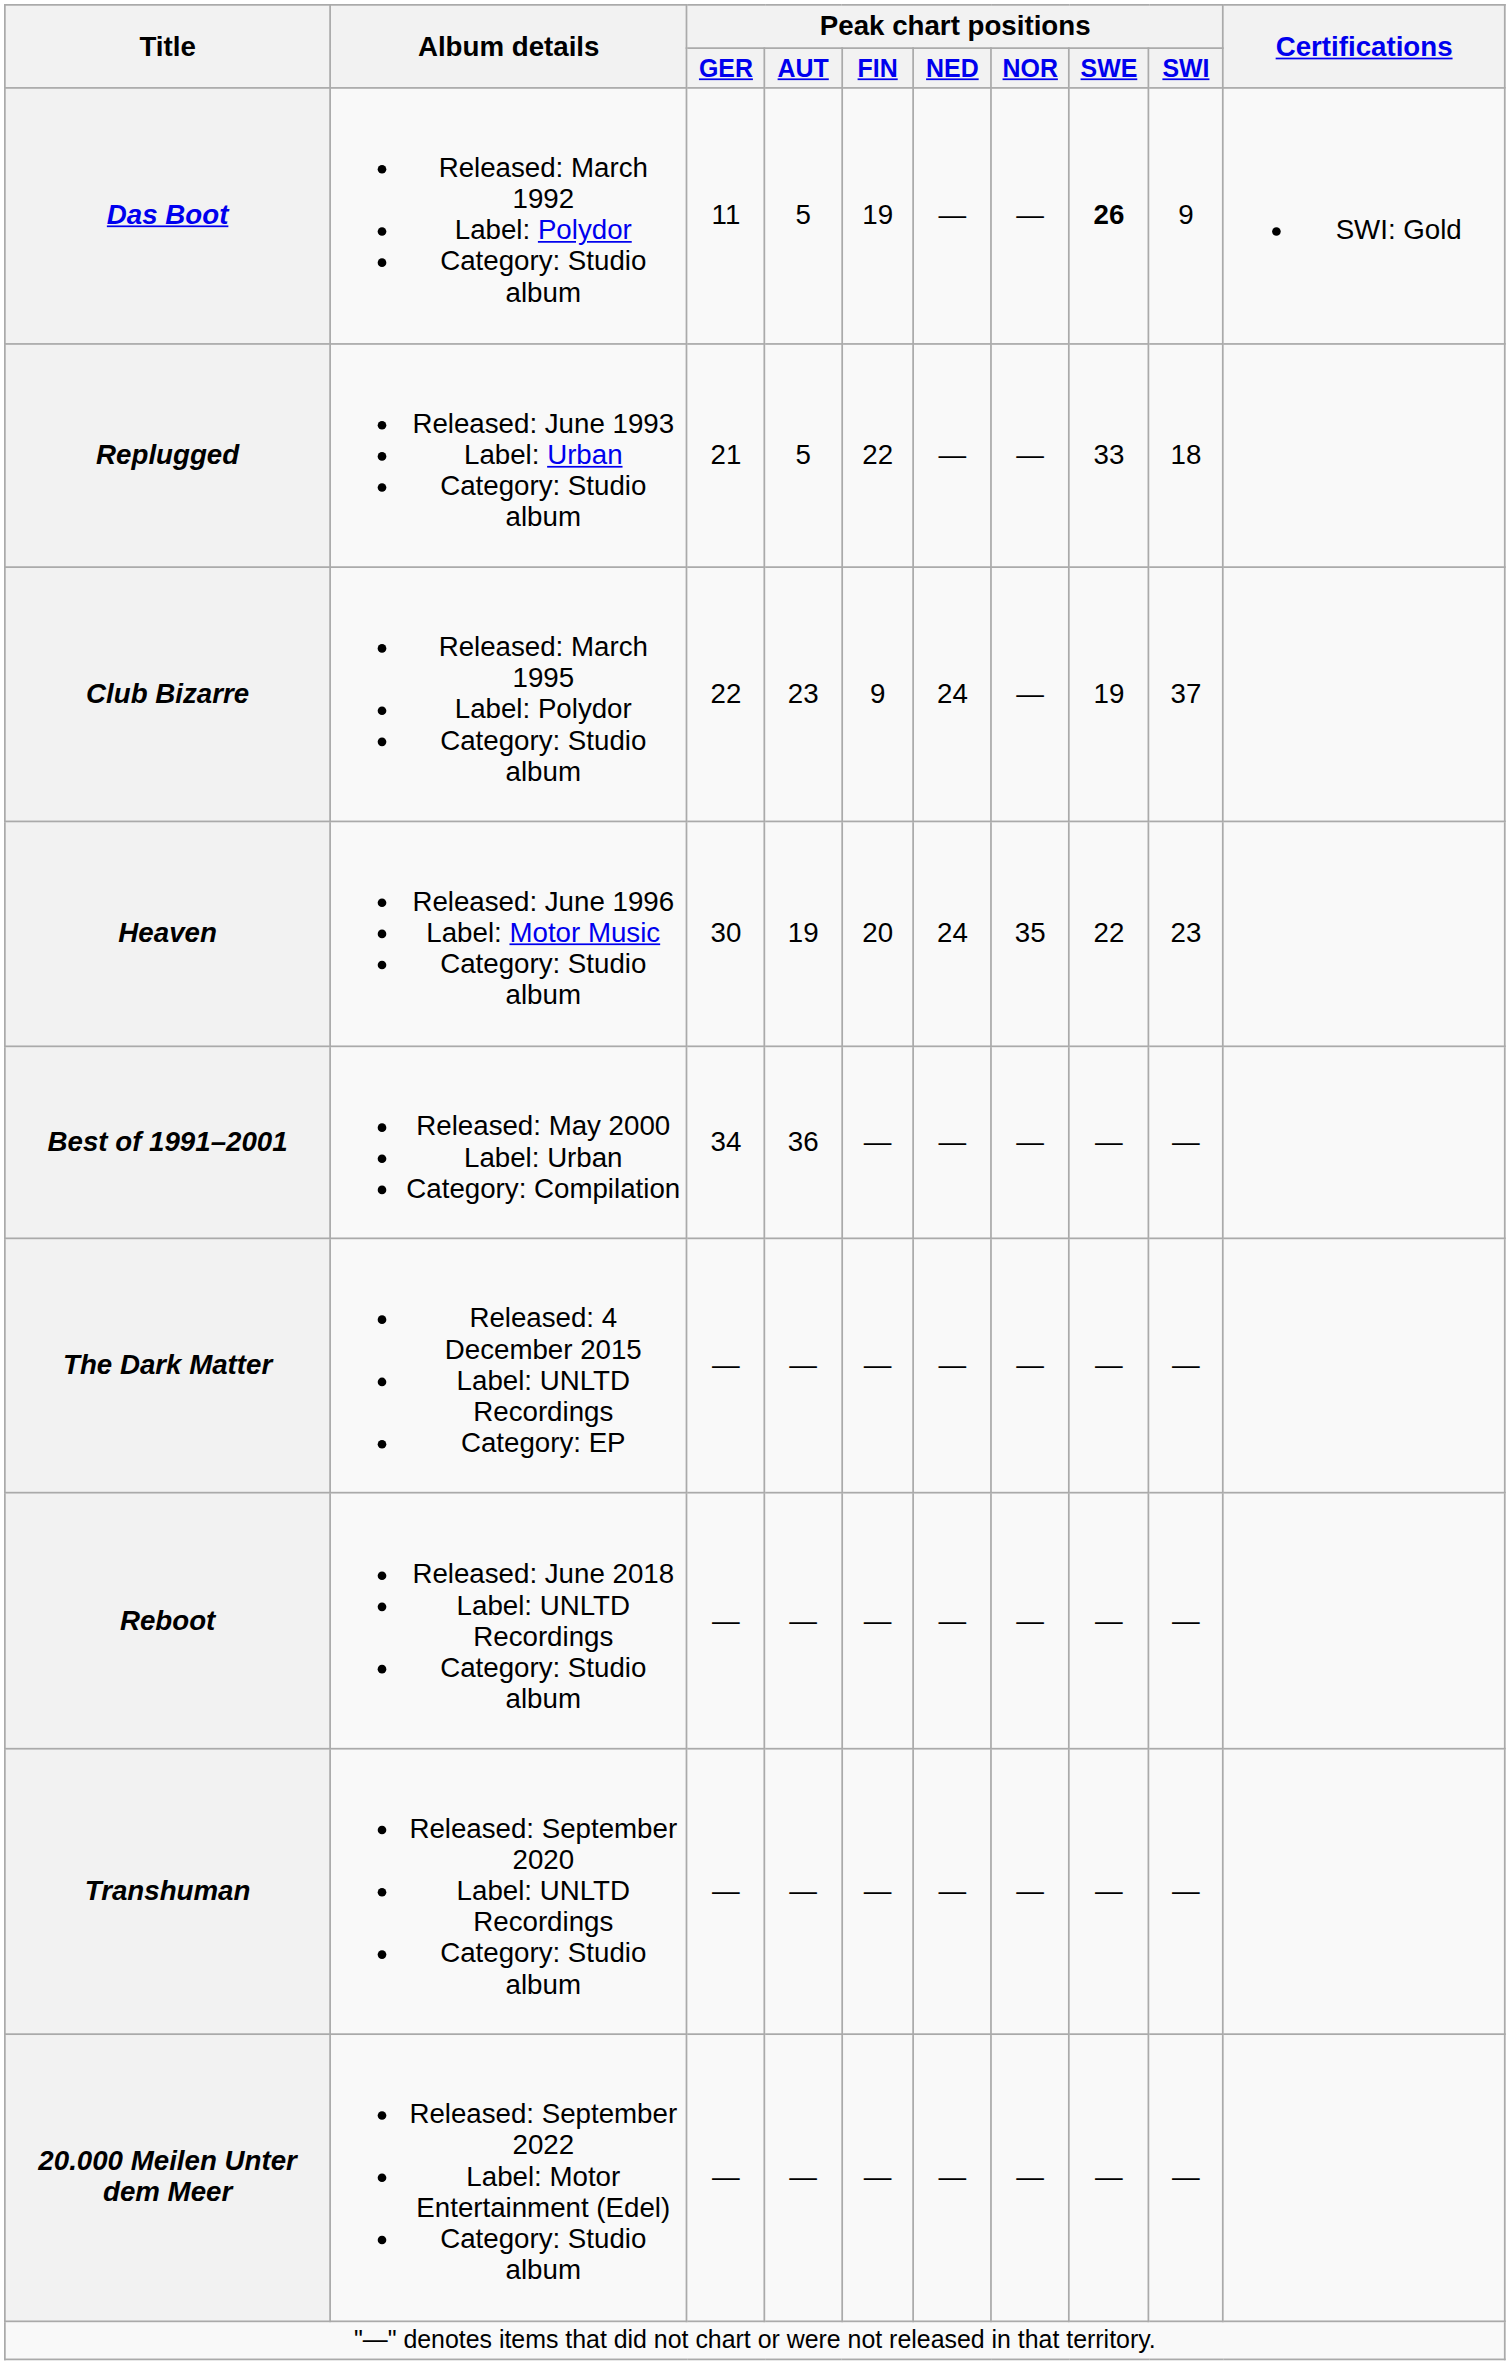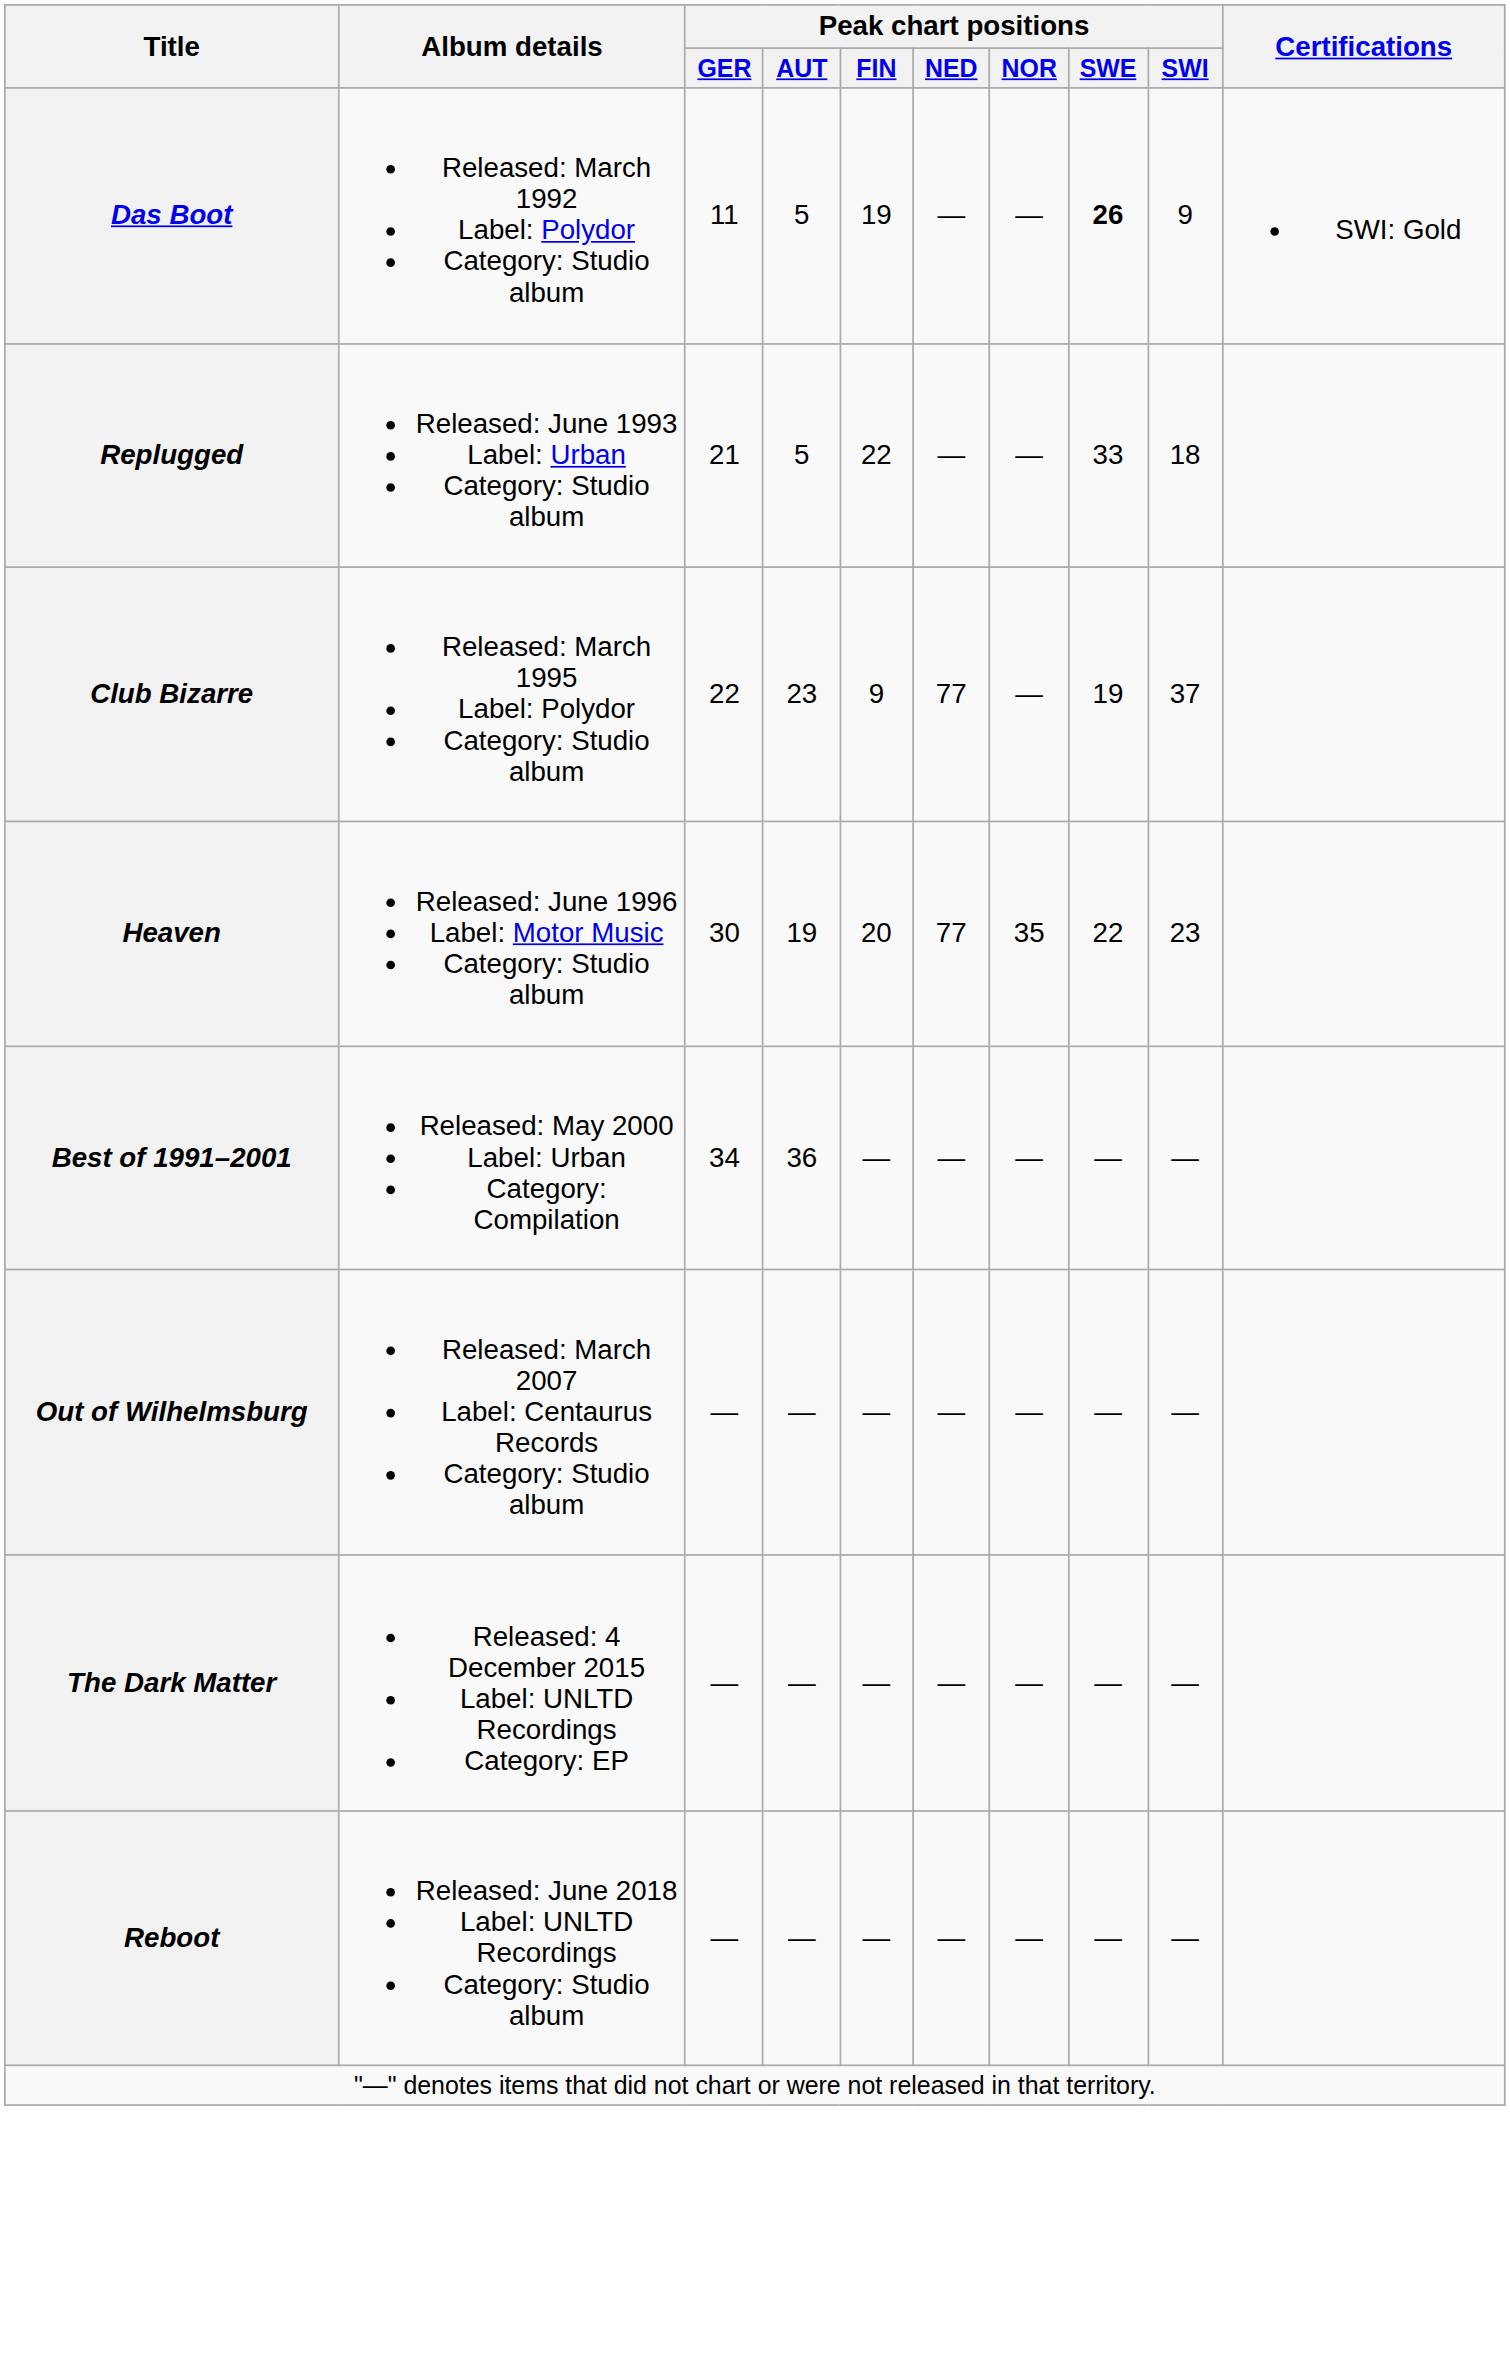(952, 694) 24 -> (951, 694) 77
(952, 933) 24 -> (951, 933) 77
+ row: (172, 1412)
- row: (168, 1890)
- row: (168, 2177)
